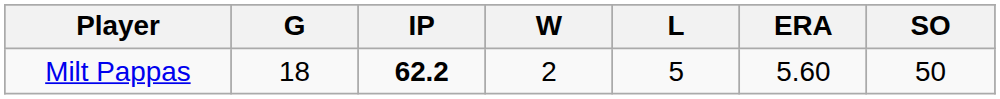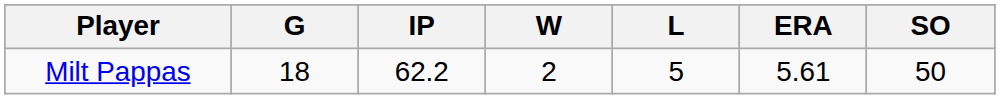(422, 70) bold -> (422, 70) normal
(803, 70) 5.60 -> (803, 70) 5.61
